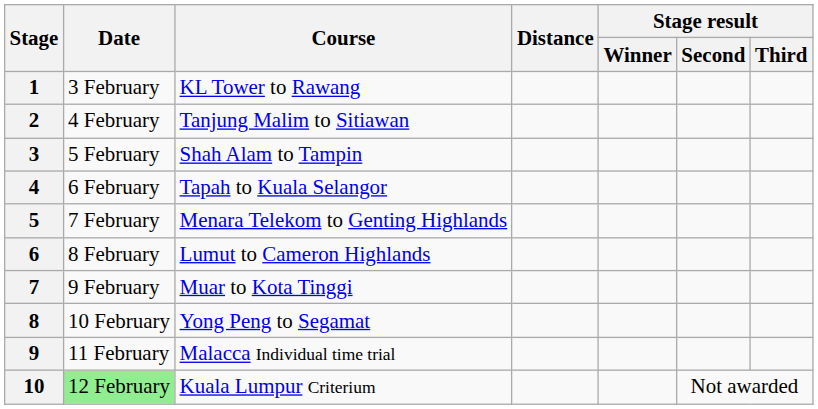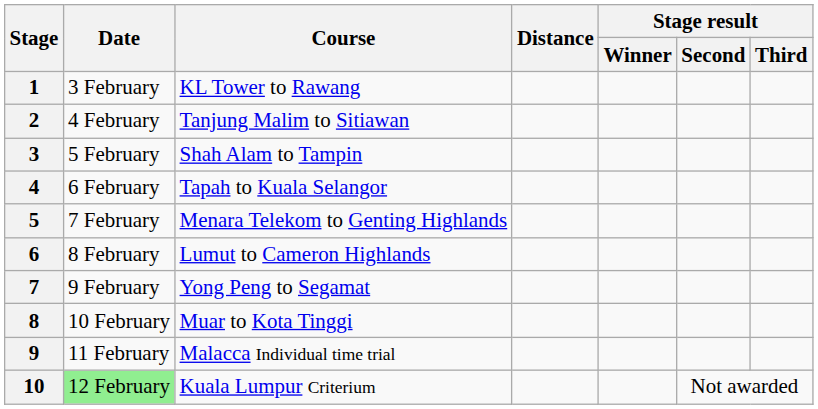(266, 287) Muar to Kota Tinggi -> (275, 287) Yong Peng to Segamat
(275, 320) Yong Peng to Segamat -> (266, 320) Muar to Kota Tinggi
